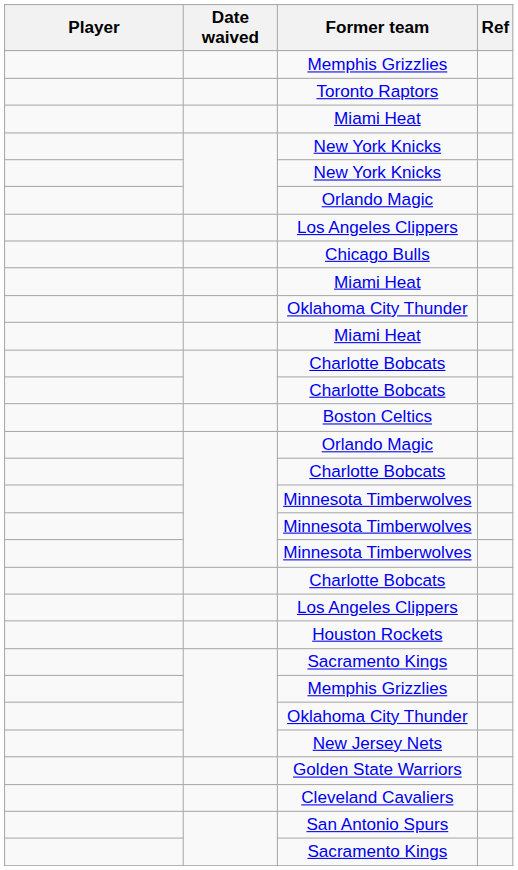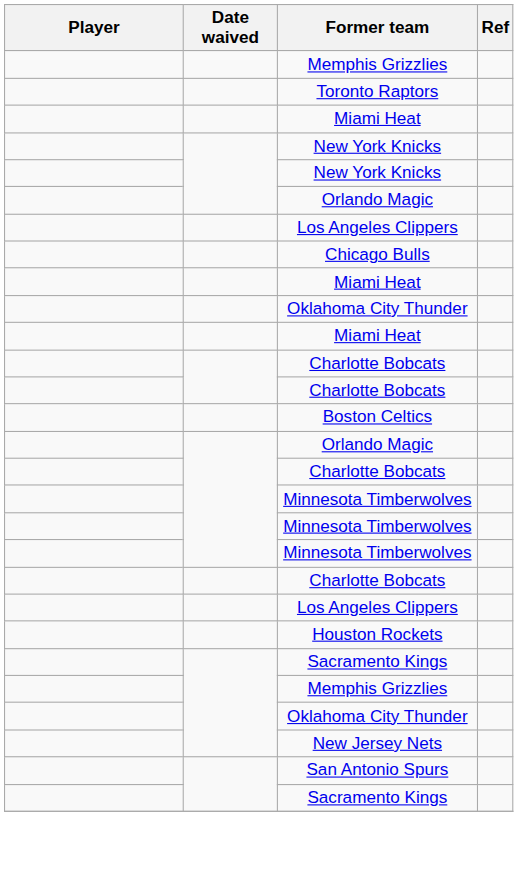- row: (94, 770)
- row: (94, 798)
